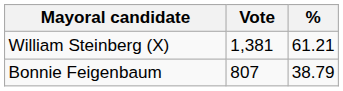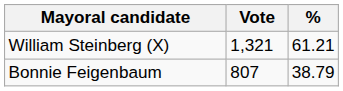(252, 45) 1,381 -> (252, 45) 1,321
